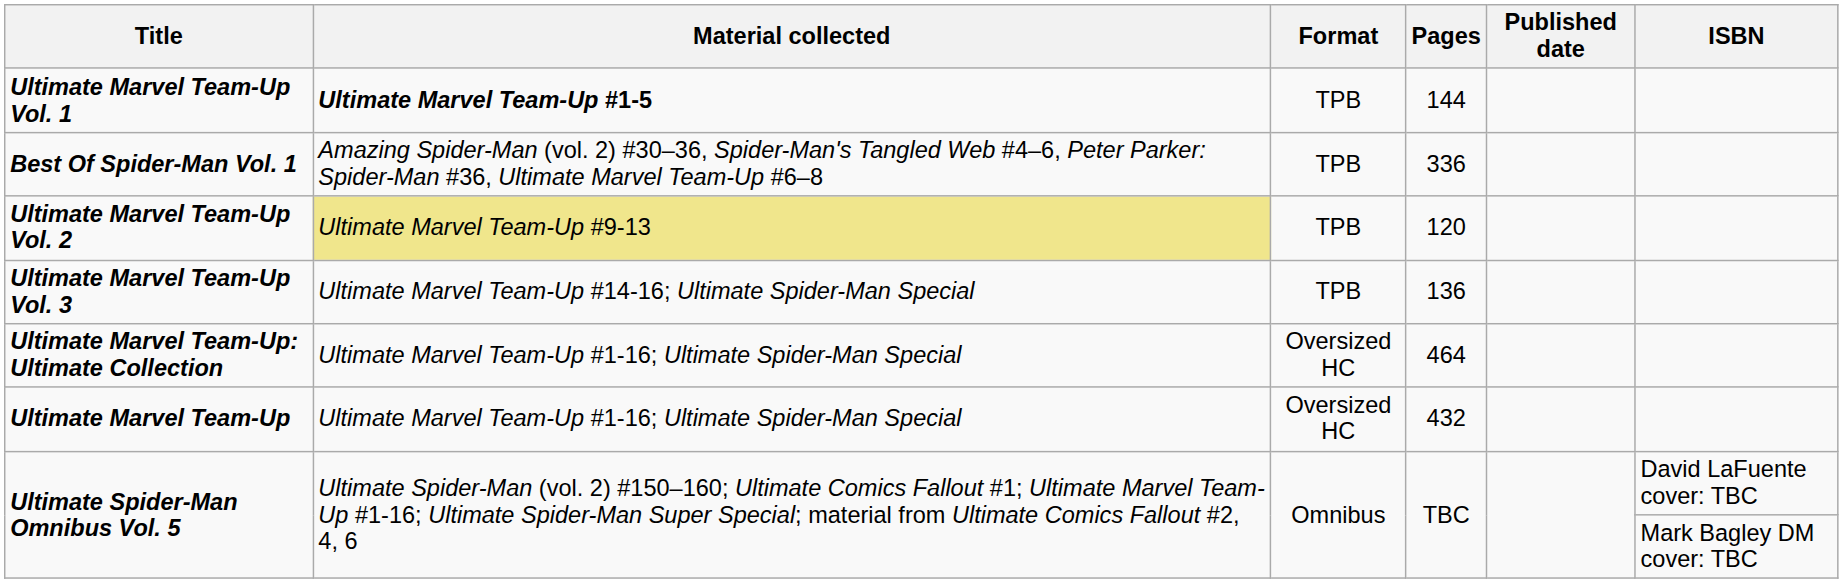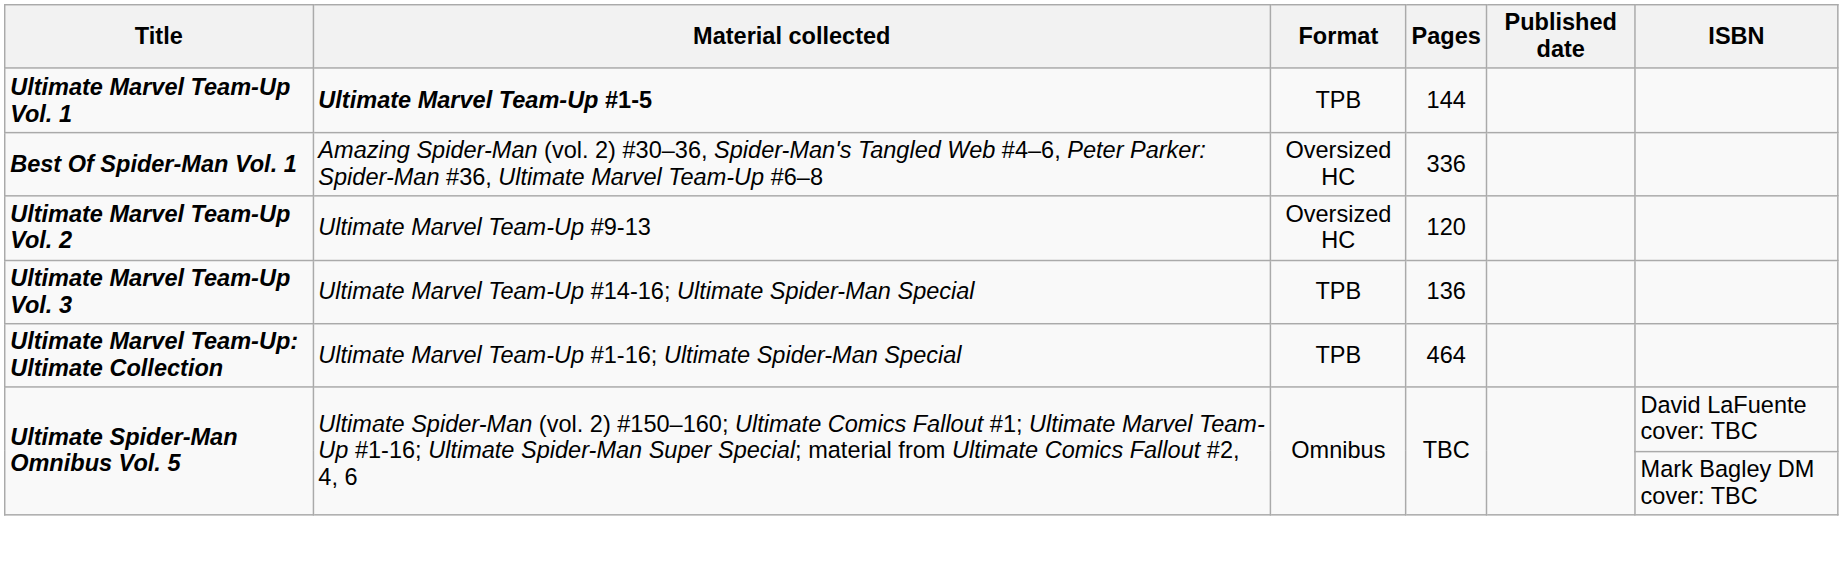(1338, 163) TPB -> (1338, 163) Oversized HC
(485, 227) khaki background -> (485, 227) no background
(1338, 227) TPB -> (1338, 227) Oversized HC
(1338, 355) Oversized HC -> (1338, 355) TPB
- row: (150, 418)
